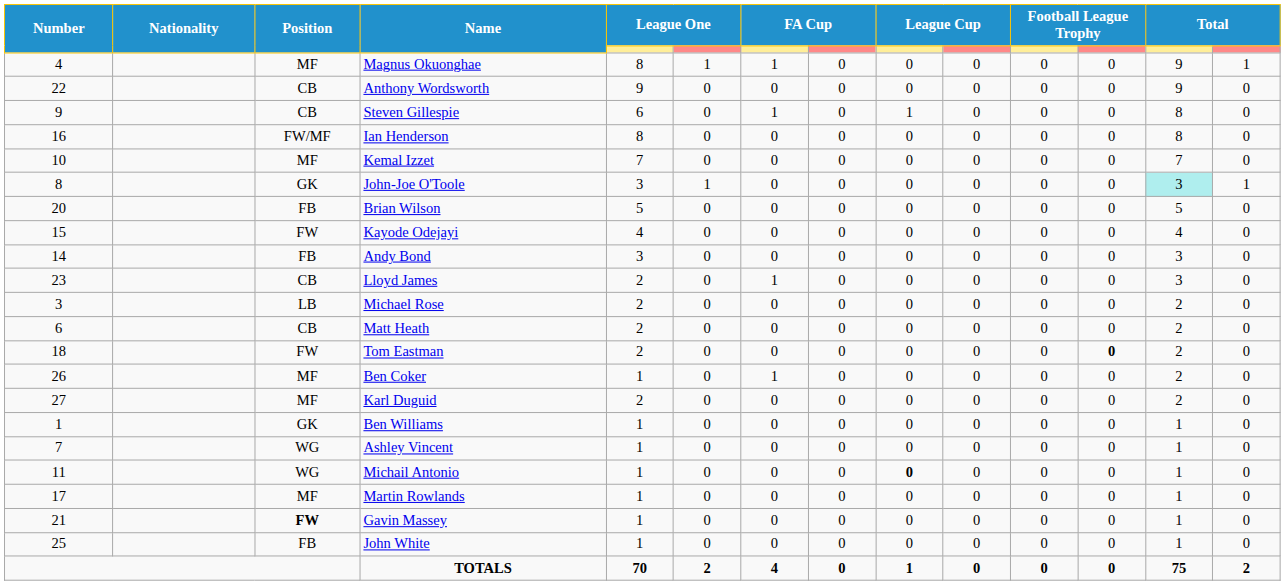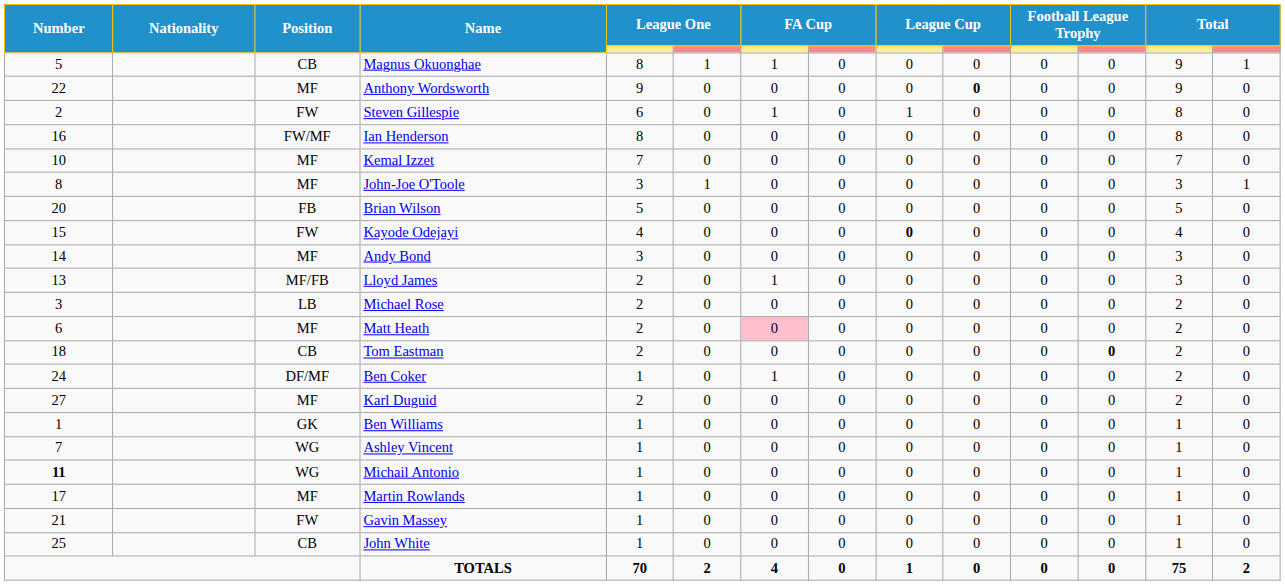(59, 64) 4 -> (59, 64) 5
(307, 64) MF -> (307, 64) CB
(307, 88) CB -> (307, 88) MF
(977, 88) normal -> (977, 88) bold
(59, 112) 9 -> (59, 112) 2
(307, 112) CB -> (307, 112) FW
(307, 184) GK -> (307, 184) MF
(1179, 184) paleturquoise background -> (1179, 184) no background
(909, 232) normal -> (909, 232) bold
(307, 256) FB -> (307, 256) MF
(59, 280) 23 -> (59, 280) 13
(307, 280) CB -> (307, 280) MF/FB
(307, 328) CB -> (307, 328) MF
(774, 328) no background -> (774, 328) pink background
(307, 352) FW -> (307, 352) CB
(59, 376) 26 -> (59, 376) 24
(307, 376) MF -> (307, 376) DF/MF
(59, 472) normal -> (59, 472) bold
(909, 472) bold -> (909, 472) normal
(307, 520) bold -> (307, 520) normal
(307, 544) FB -> (307, 544) CB
